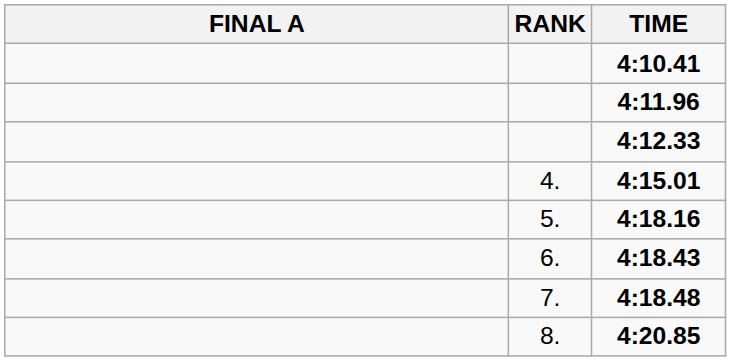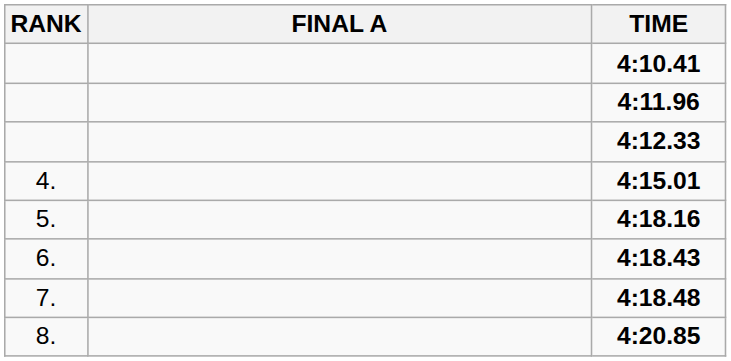columns swapped: (550, 24) <-> (257, 24)
